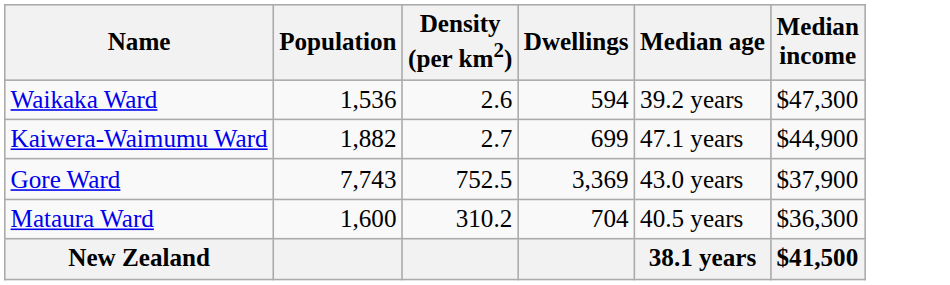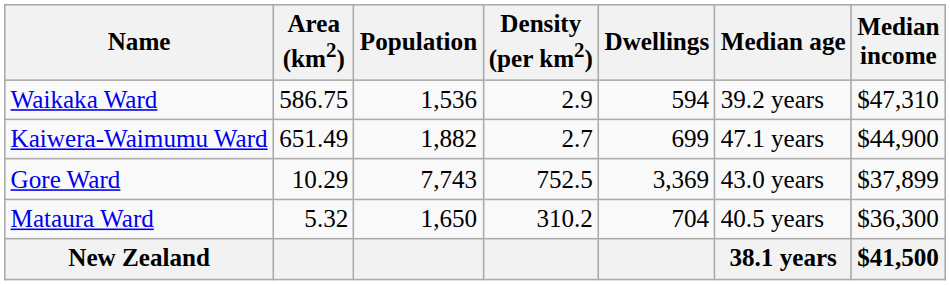+ column: (314, 41)
(497, 99) 2.6 -> (577, 99) 2.9
(817, 99) $47,300 -> (898, 99) $47,310
(817, 178) $37,900 -> (898, 178) $37,899
(368, 218) 1,600 -> (449, 218) 1,650
